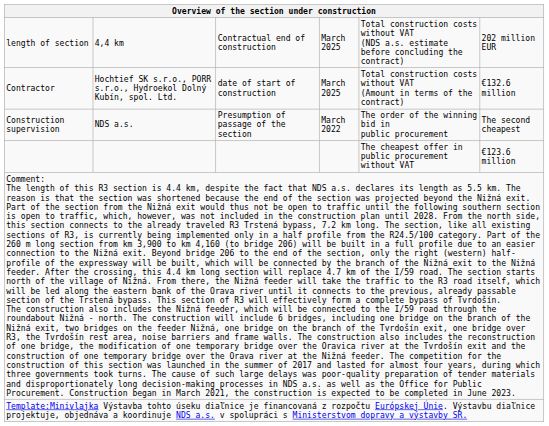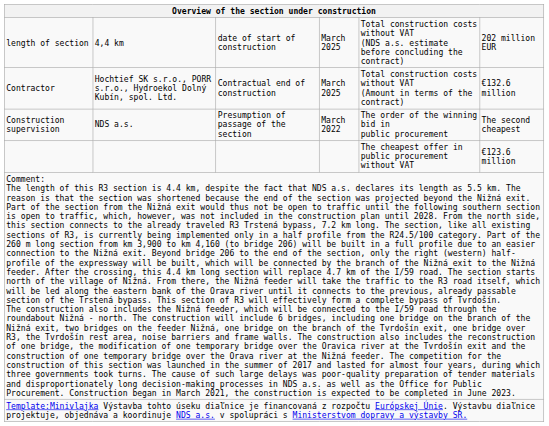(261, 43) Contractual end of construction -> (257, 43) date of start of construction
(257, 88) date of start of construction -> (261, 88) Contractual end of construction
